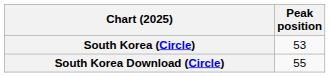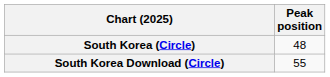(300, 44) 53 -> (300, 44) 48
